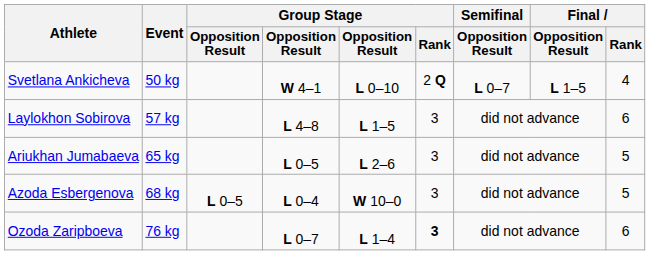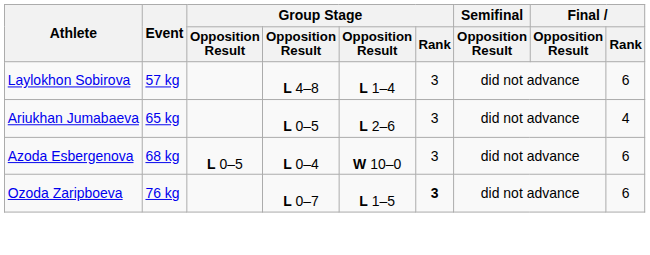- row: (69, 81)
(377, 126) L 1–5 -> (377, 89) L 1–4
(626, 156) 5 -> (626, 119) 4
(626, 194) 5 -> (626, 156) 6
(377, 239) L 1–4 -> (377, 202) L 1–5
